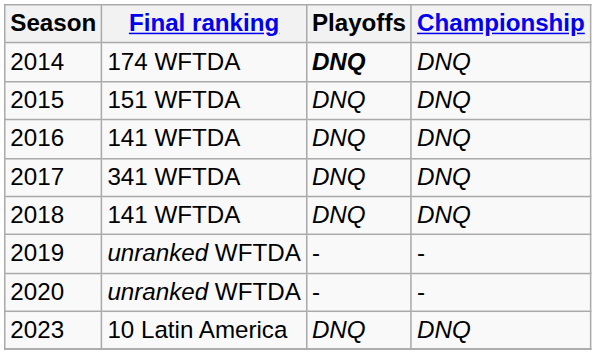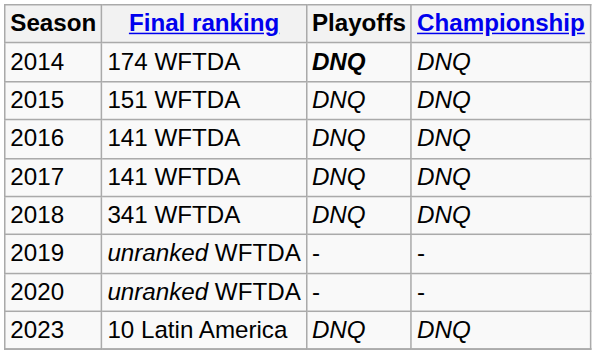(174, 176) 341 WFTDA -> (174, 176) 141 WFTDA
(174, 215) 141 WFTDA -> (174, 215) 341 WFTDA
